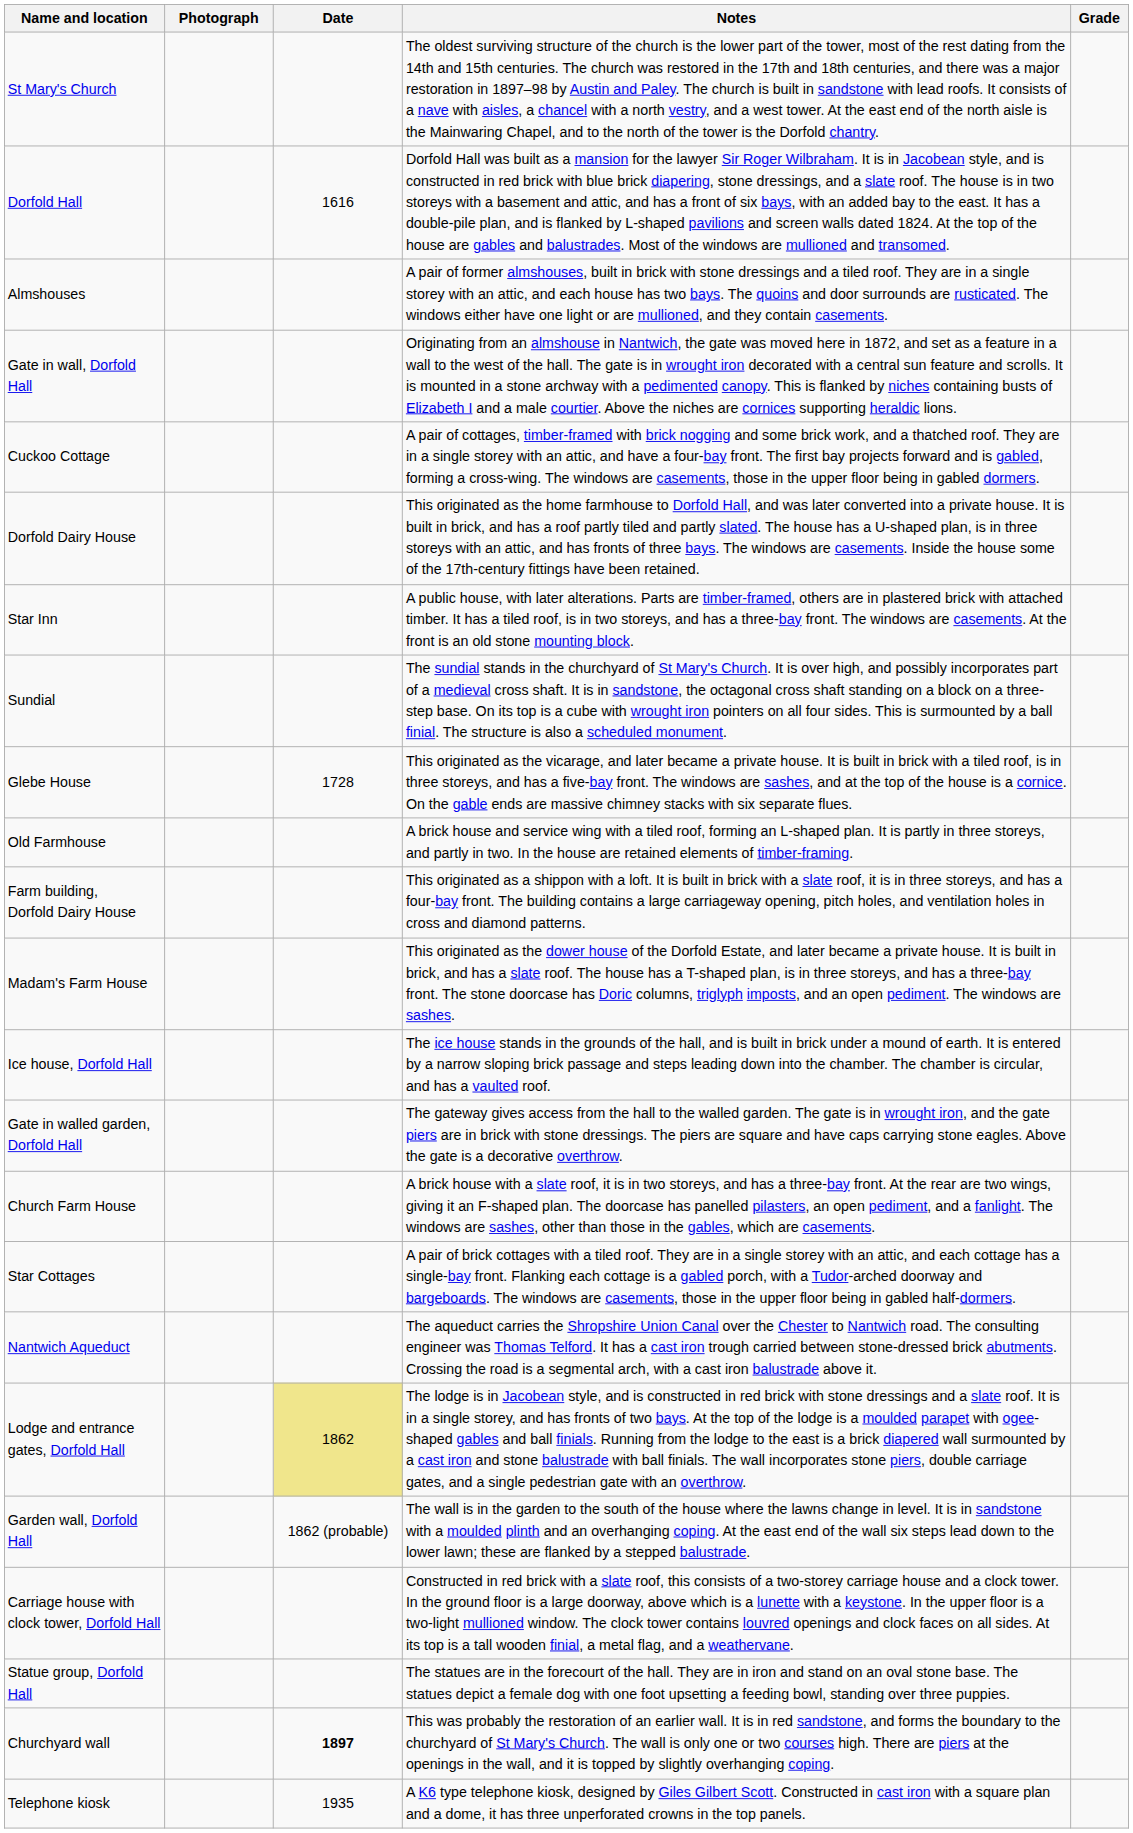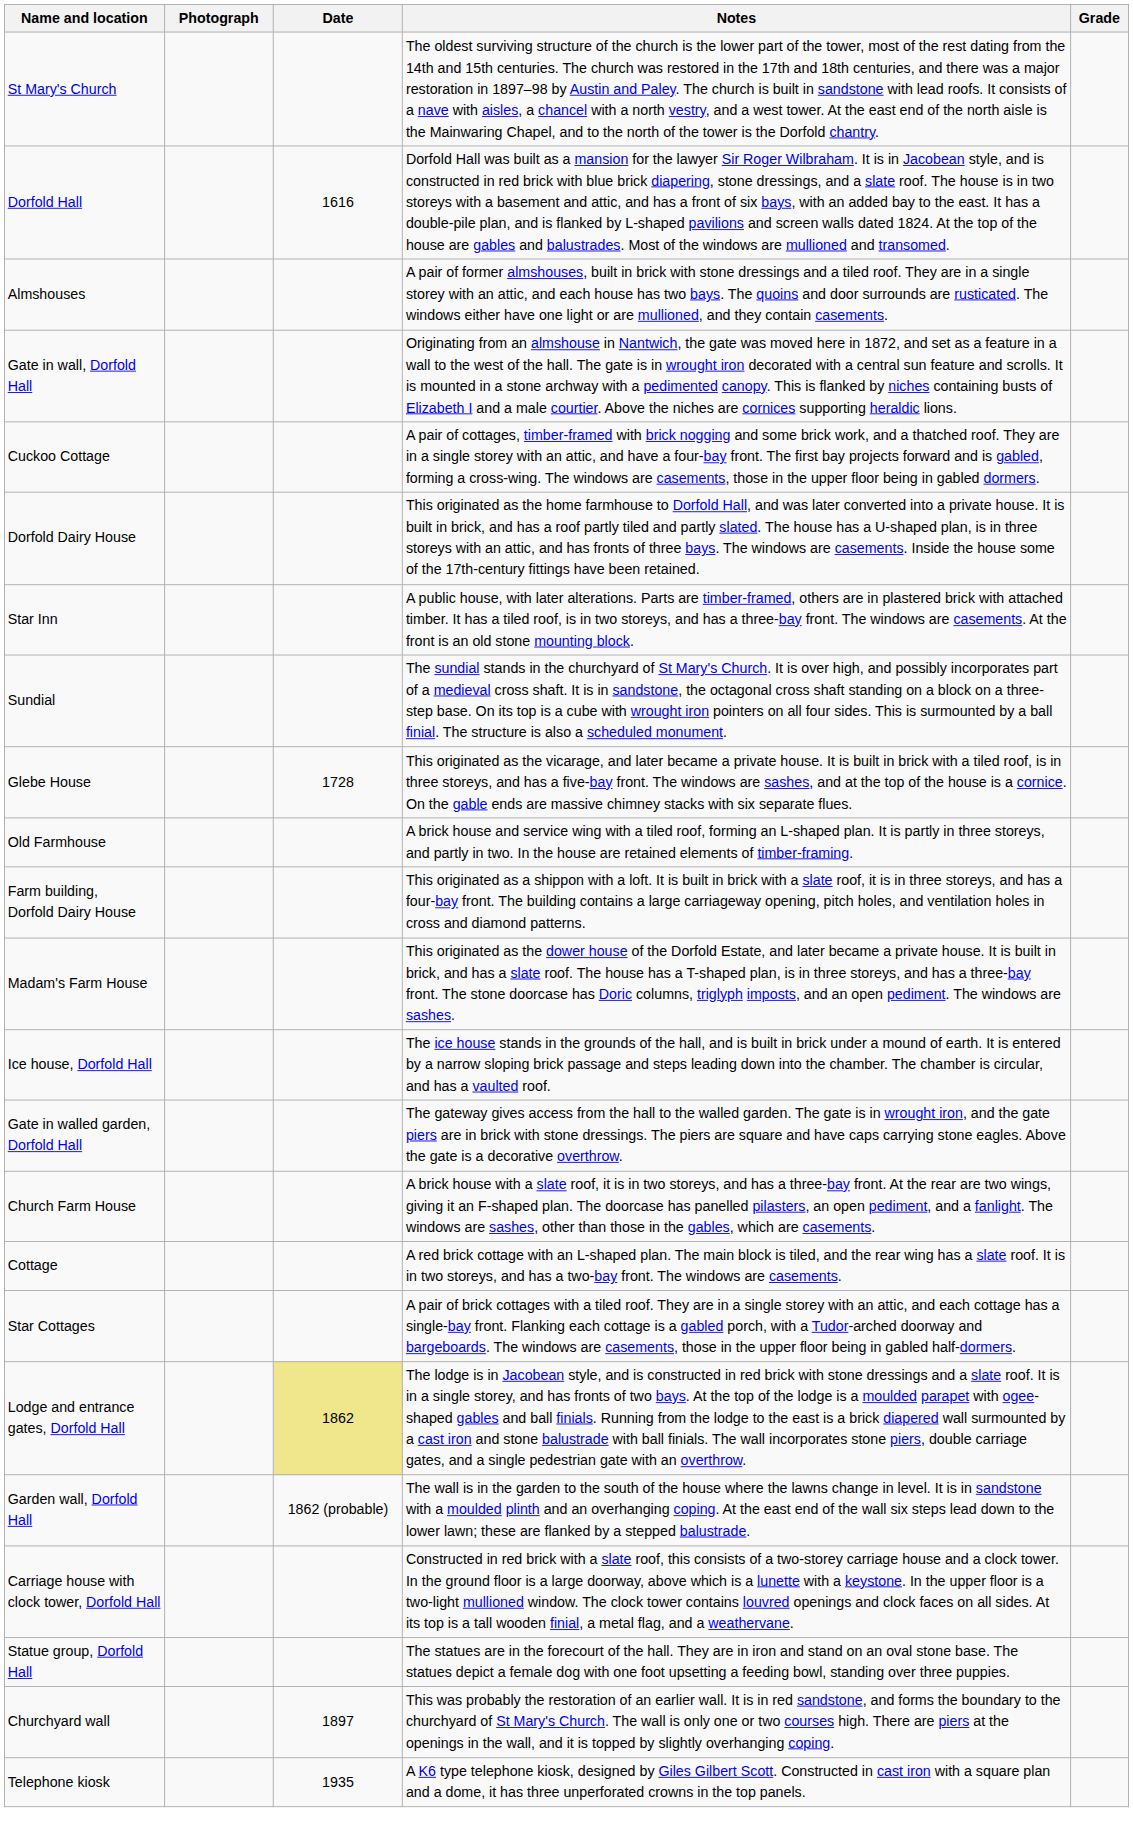+ row: (33, 1266)
- row: (69, 1347)
(338, 1743) bold -> (338, 1722) normal
